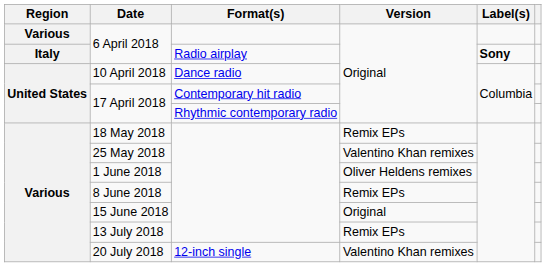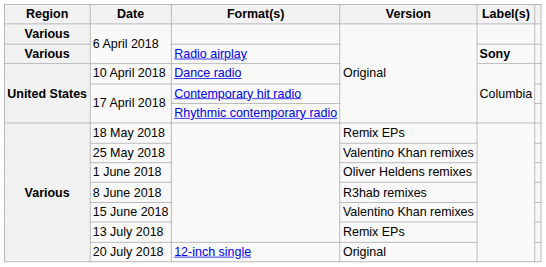(47, 53) Italy -> (47, 53) Various
(374, 192) Remix EPs -> (385, 192) R3hab remixes
(364, 212) Original -> (408, 212) Valentino Khan remixes
(408, 251) Valentino Khan remixes -> (364, 251) Original
